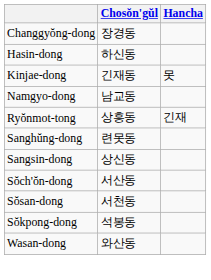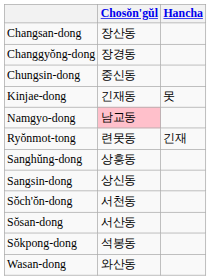+ row: (44, 33)
+ row: (44, 75)
- row: (35, 54)
(118, 96) no background -> (118, 117) pink background
(118, 117) 상흥동 -> (118, 138) 련못동
(118, 138) 련못동 -> (118, 159) 상흥동
(118, 180) 서산동 -> (118, 201) 서천동
(118, 201) 서천동 -> (118, 222) 서산동
